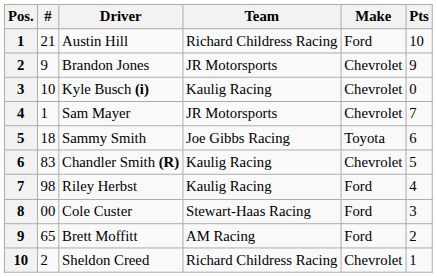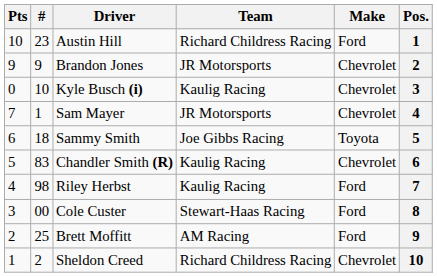columns swapped: (21, 16) <-> (419, 16)
(48, 41) 21 -> (42, 41) 23
(48, 235) 65 -> (42, 235) 25
